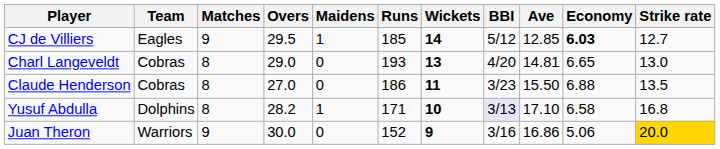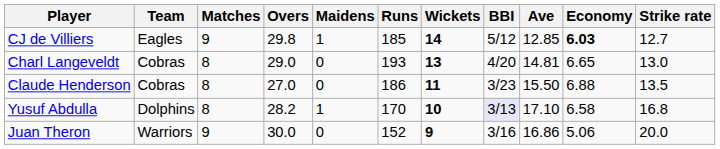(281, 39) 29.5 -> (281, 39) 29.8
(394, 109) 171 -> (394, 109) 170
(654, 132) gold background -> (654, 132) no background
